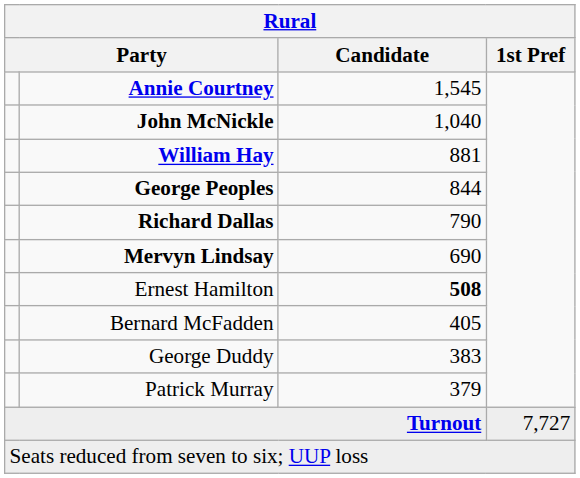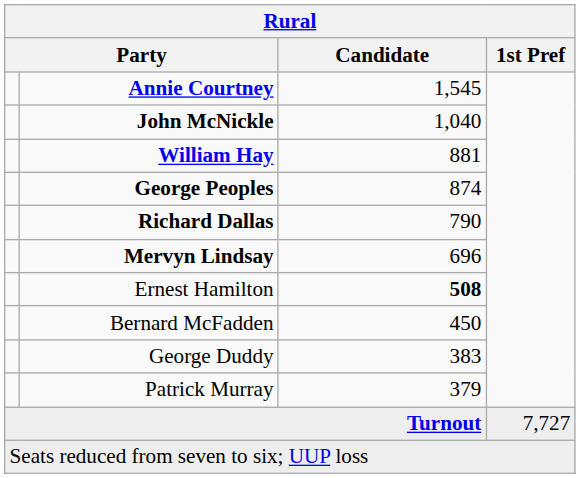(465, 188) 844 -> (465, 188) 874
(465, 255) 690 -> (465, 255) 696
(465, 322) 405 -> (465, 322) 450
